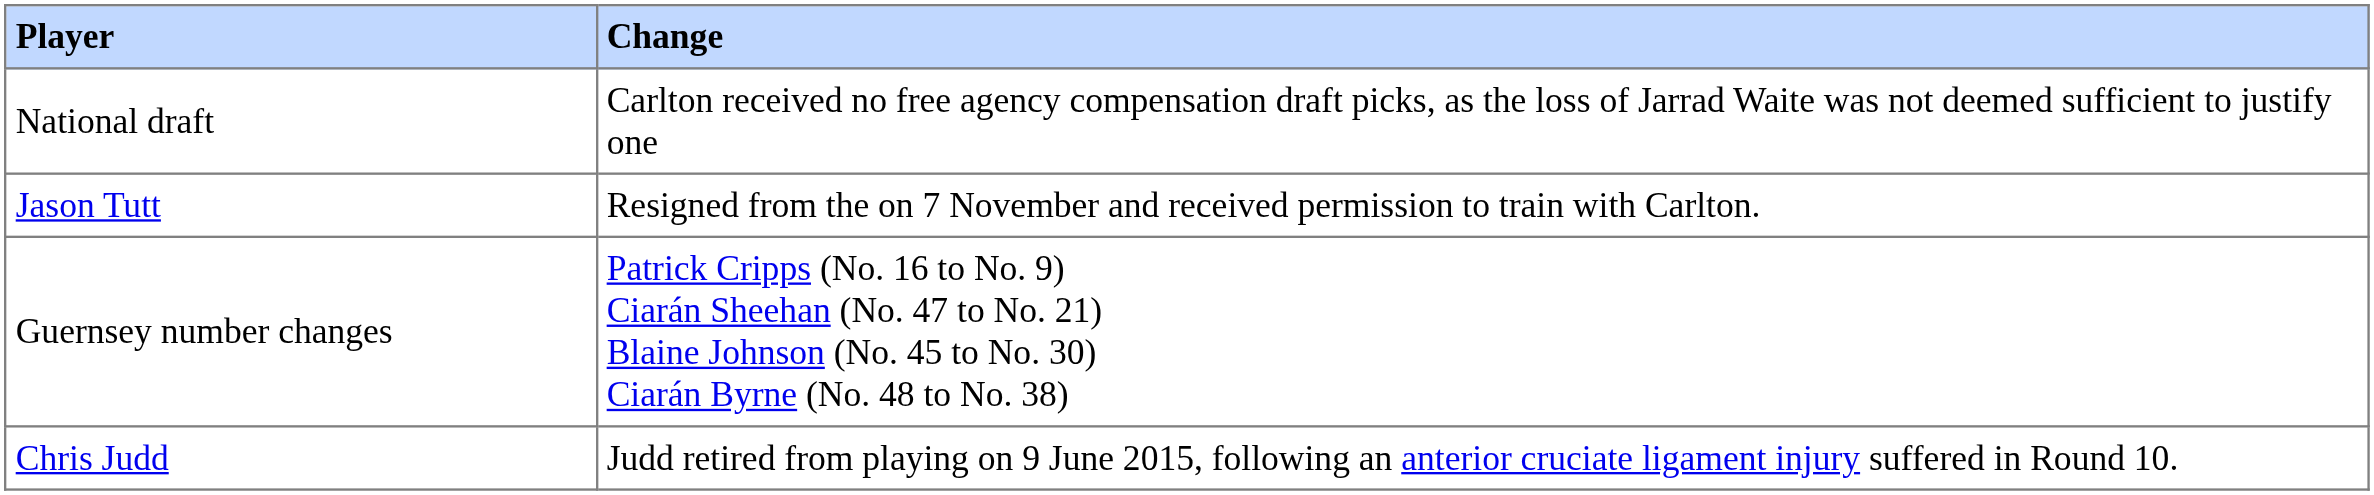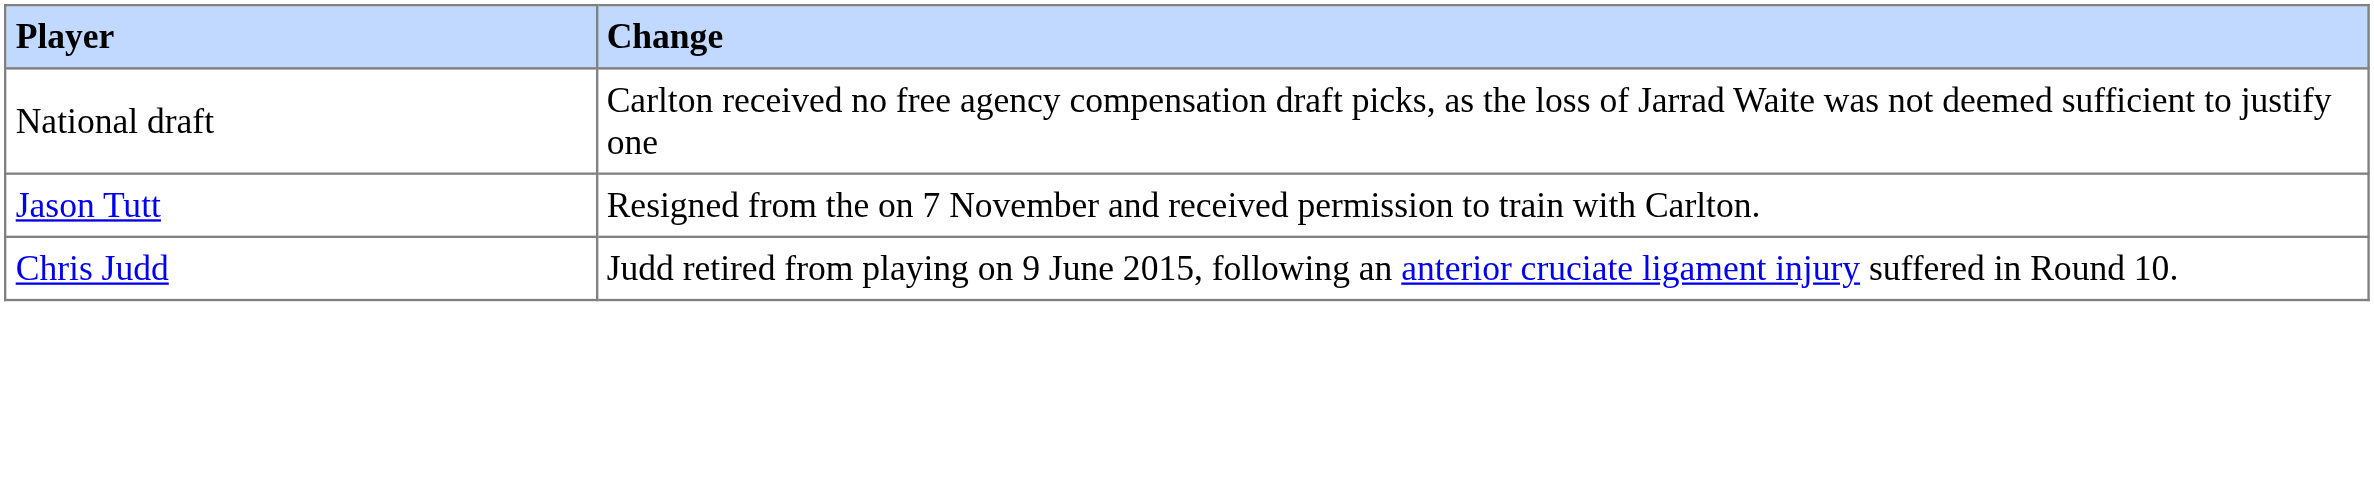- row: (204, 330)
